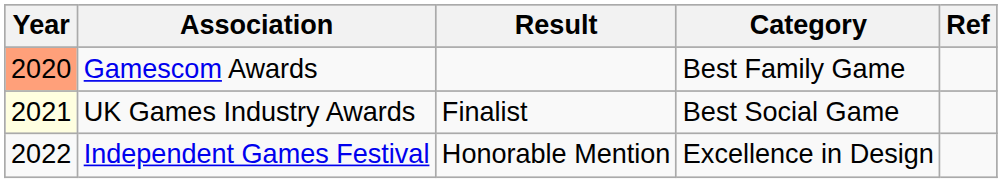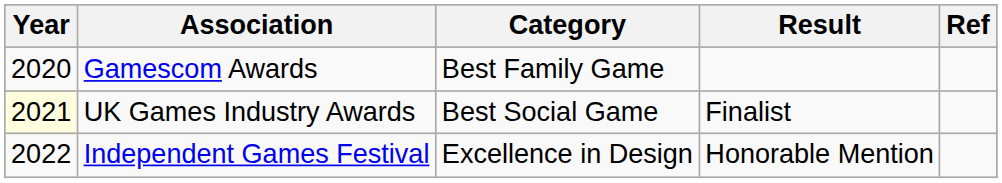columns swapped: (808, 25) <-> (556, 25)
(41, 68) lightsalmon background -> (41, 68) no background
